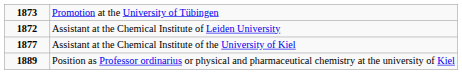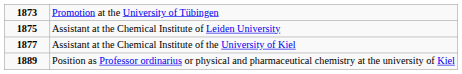(27, 28) 1872 -> (27, 28) 1875
